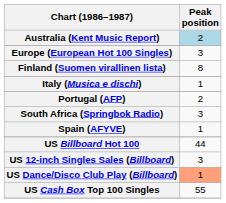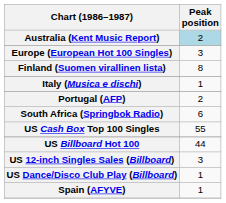(200, 114) 3 -> (200, 114) 6
rows swapped: (92, 129) <-> (92, 190)
(200, 175) lightsalmon background -> (200, 175) no background
